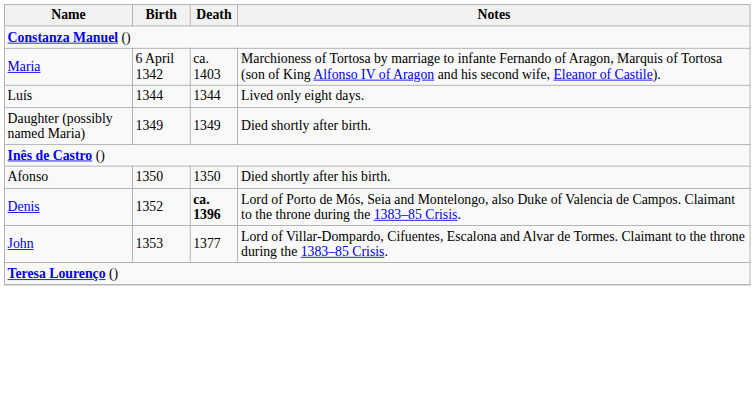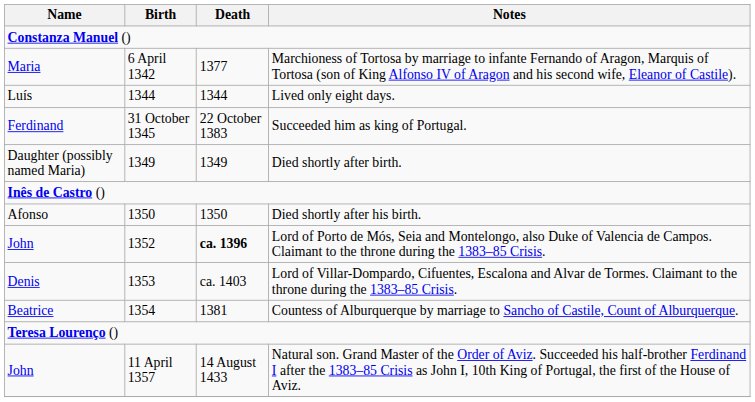(207, 66) ca. 1403 -> (214, 66) 1377
+ row: (158, 125)
(24, 206) Denis -> (21, 244) John
(21, 244) John -> (24, 281) Denis
(207, 244) 1377 -> (223, 281) ca. 1403
+ row: (141, 311)
+ row: (150, 370)
